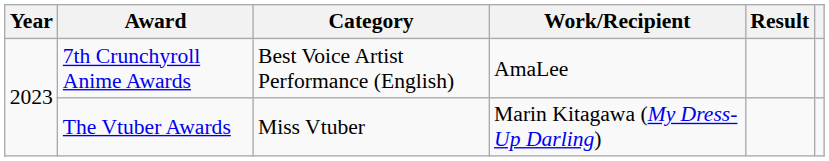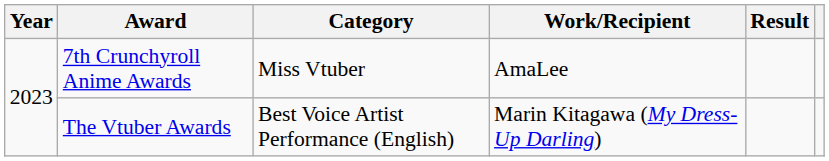(356, 68) Best Voice Artist Performance (English) -> (312, 68) Miss Vtuber
(312, 126) Miss Vtuber -> (356, 126) Best Voice Artist Performance (English)
